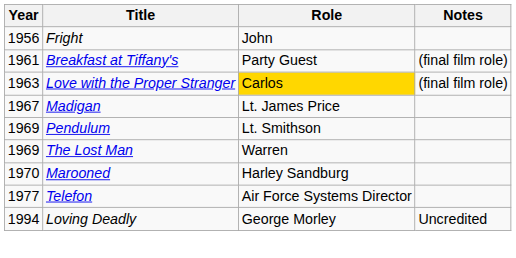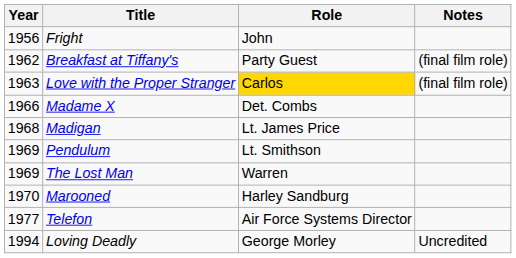(24, 60) 1961 -> (24, 60) 1962
+ row: (80, 106)
(24, 106) 1967 -> (24, 128) 1968
